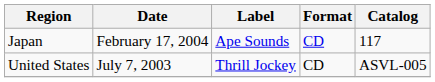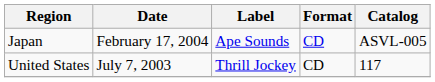(370, 40) 117 -> (393, 40) ASVL-005
(393, 64) ASVL-005 -> (370, 64) 117
